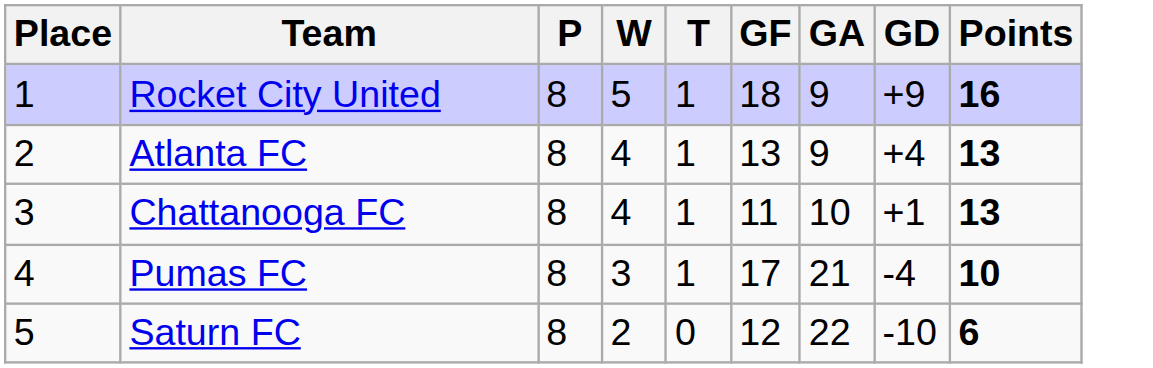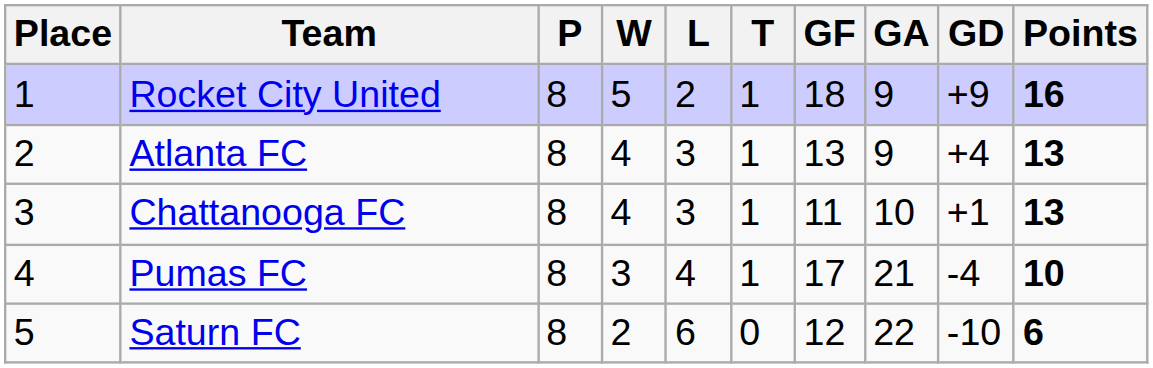+ column: (698, 34)
